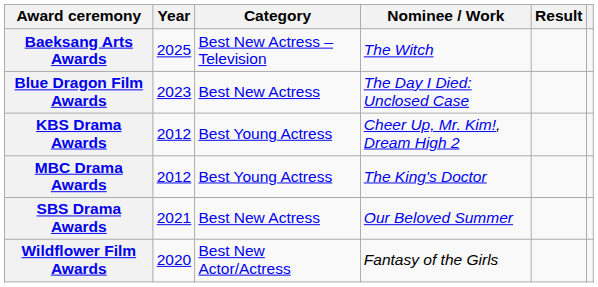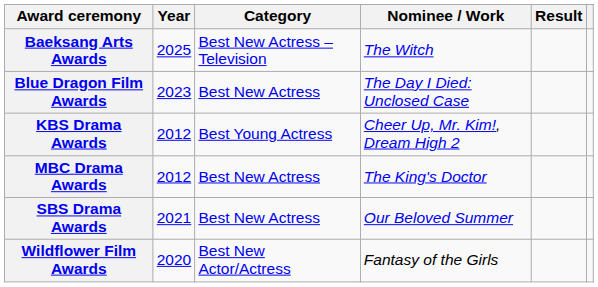(265, 176) Best Young Actress -> (259, 176) Best New Actress
